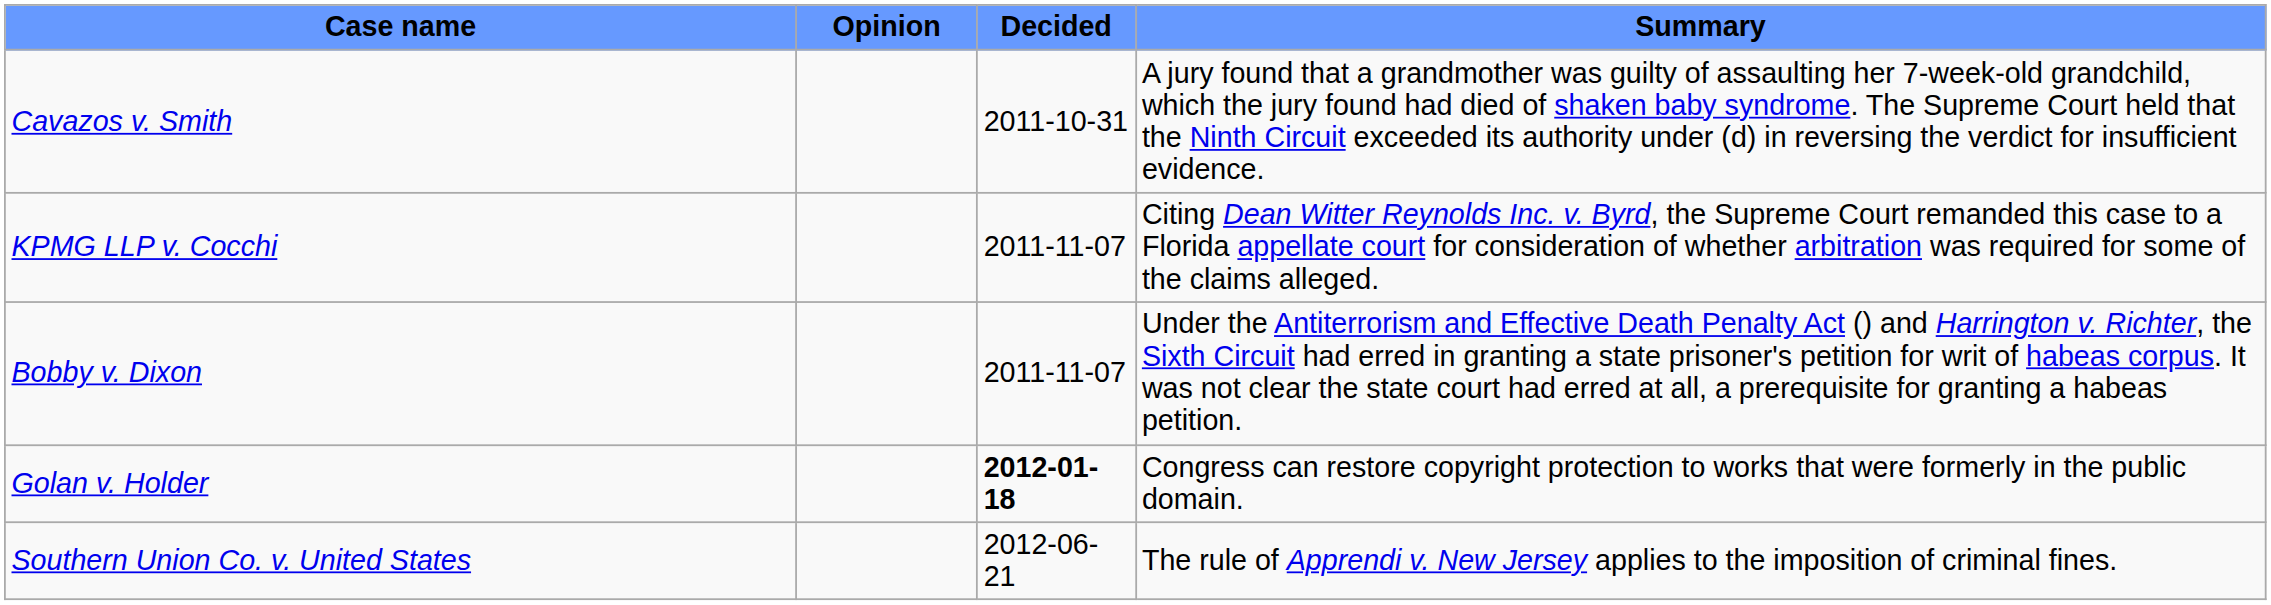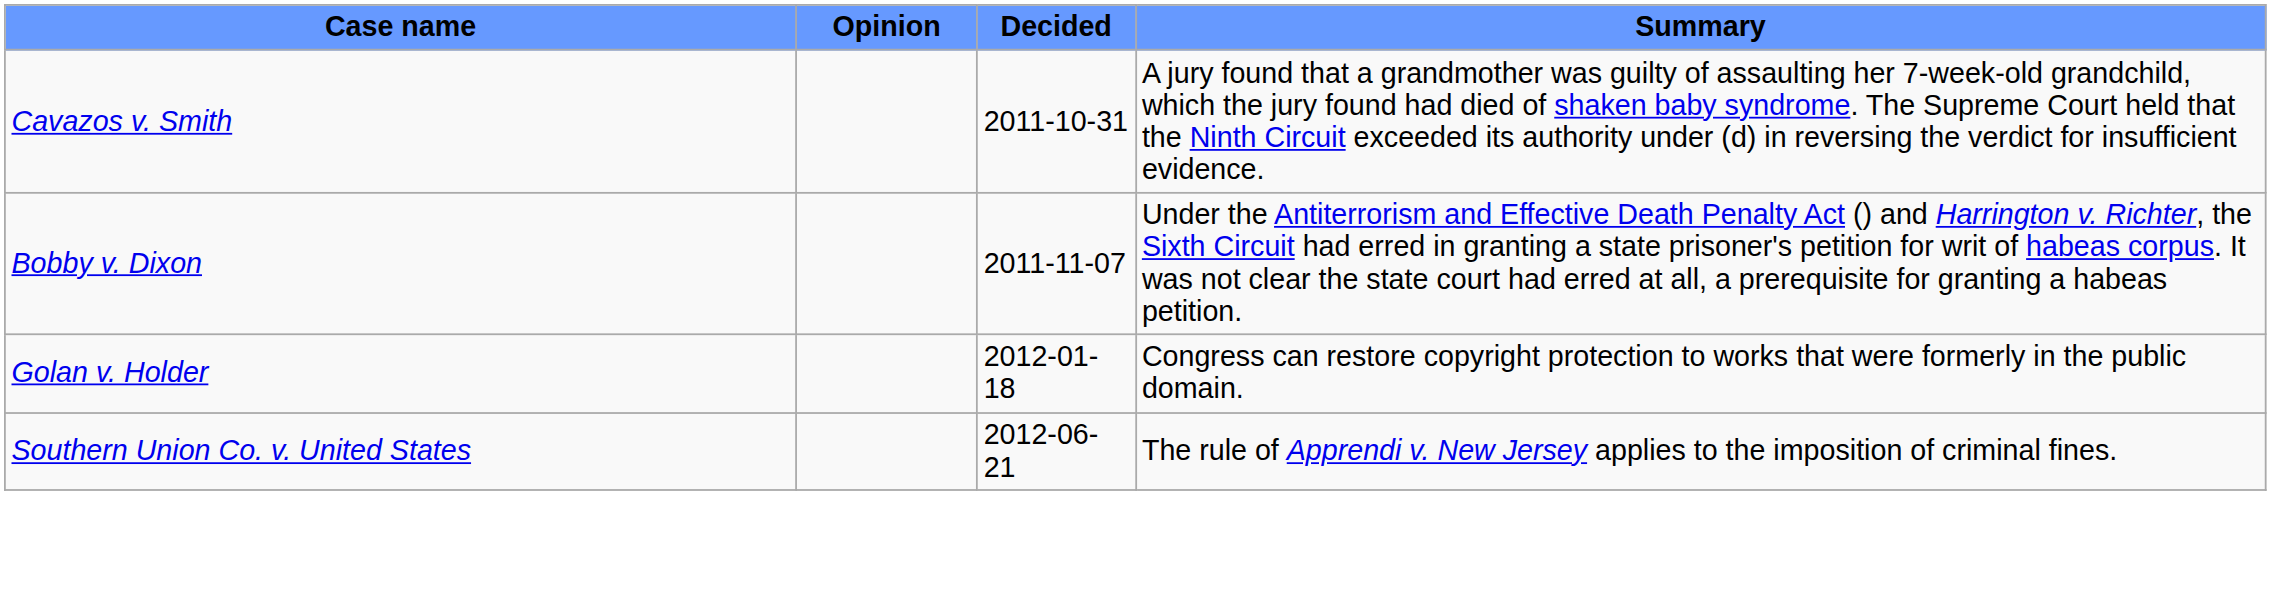- row: (144, 246)
(1041, 482) bold -> (1041, 372) normal
